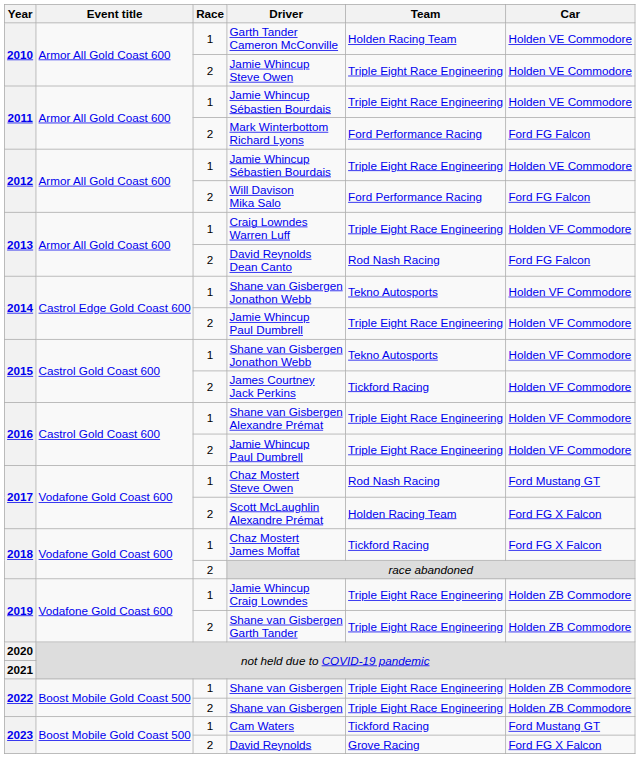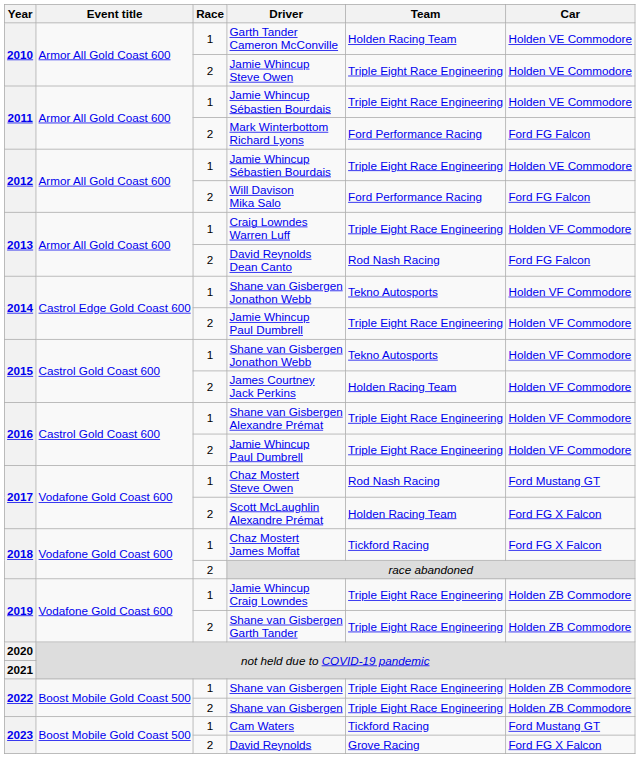(389, 387) Tickford Racing -> (402, 387) Holden Racing Team
